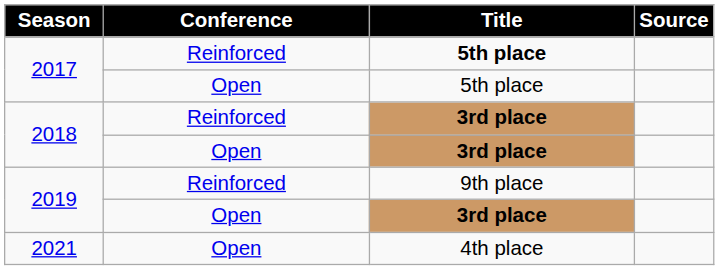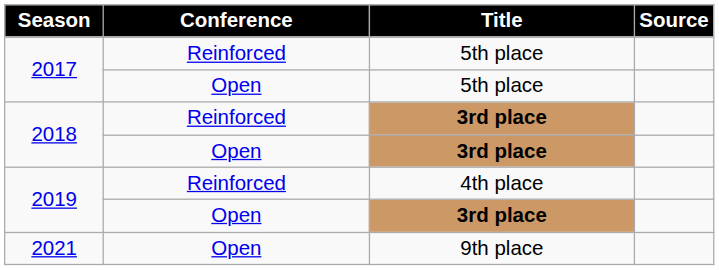(502, 53) bold -> (502, 53) normal
(502, 183) 9th place -> (502, 183) 4th place
(502, 248) 4th place -> (502, 248) 9th place
